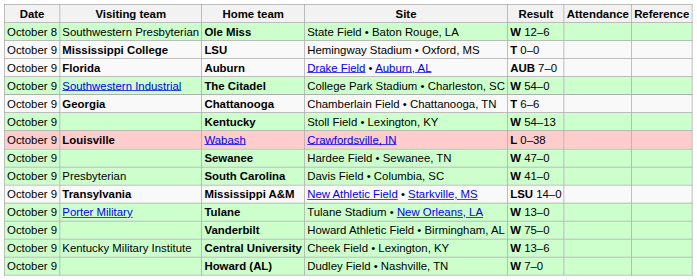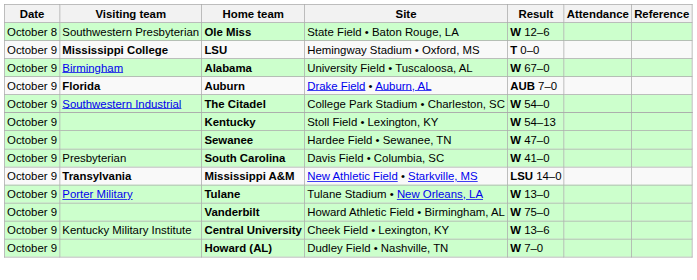+ row: (228, 68)
- row: (239, 104)
- row: (225, 140)
